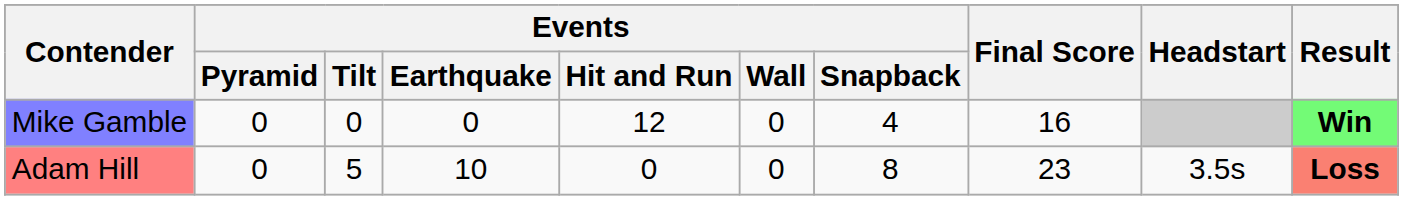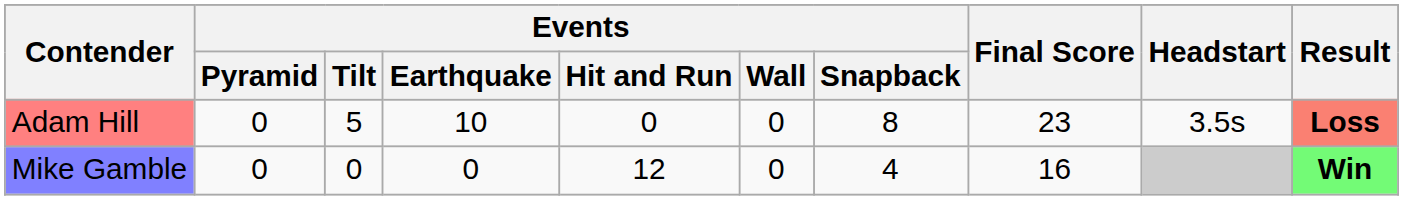rows swapped: (75, 169) <-> (99, 122)
